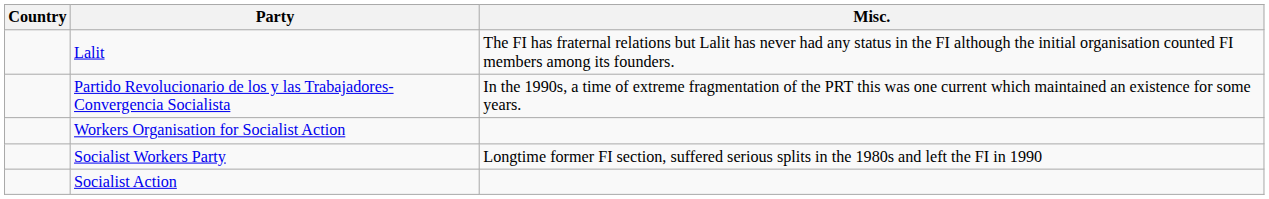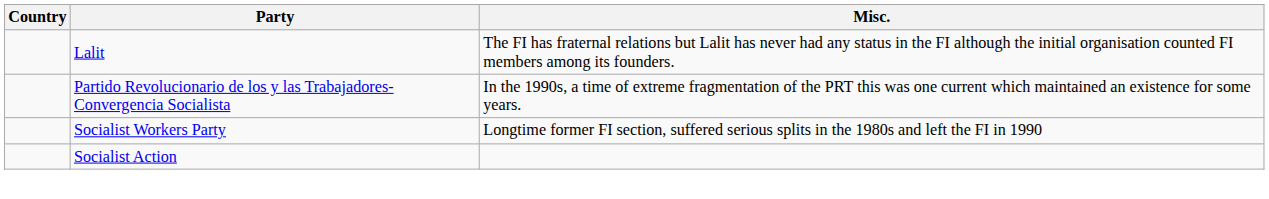- row: (210, 130)
